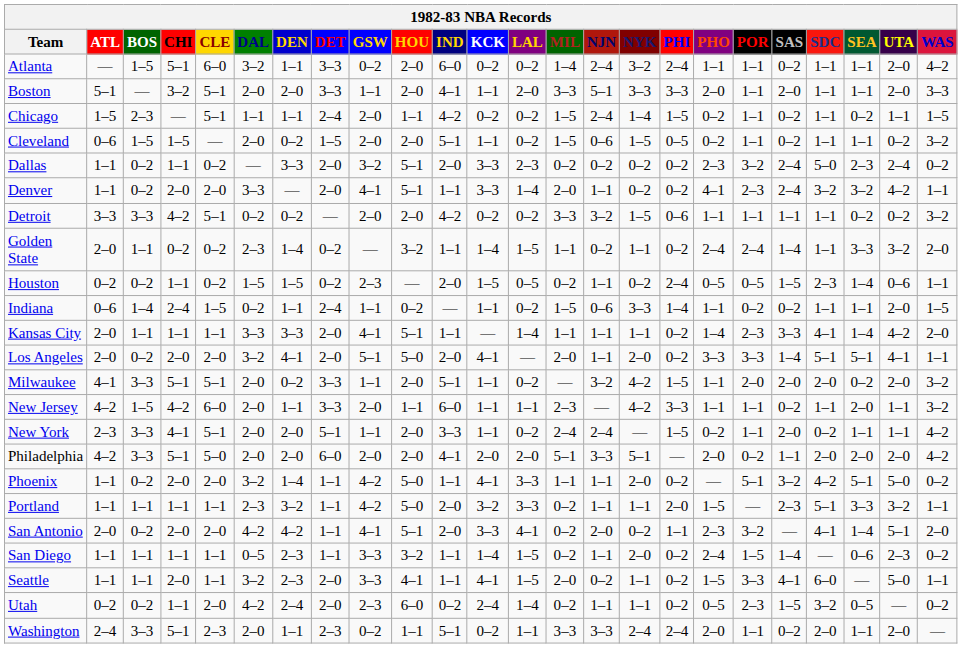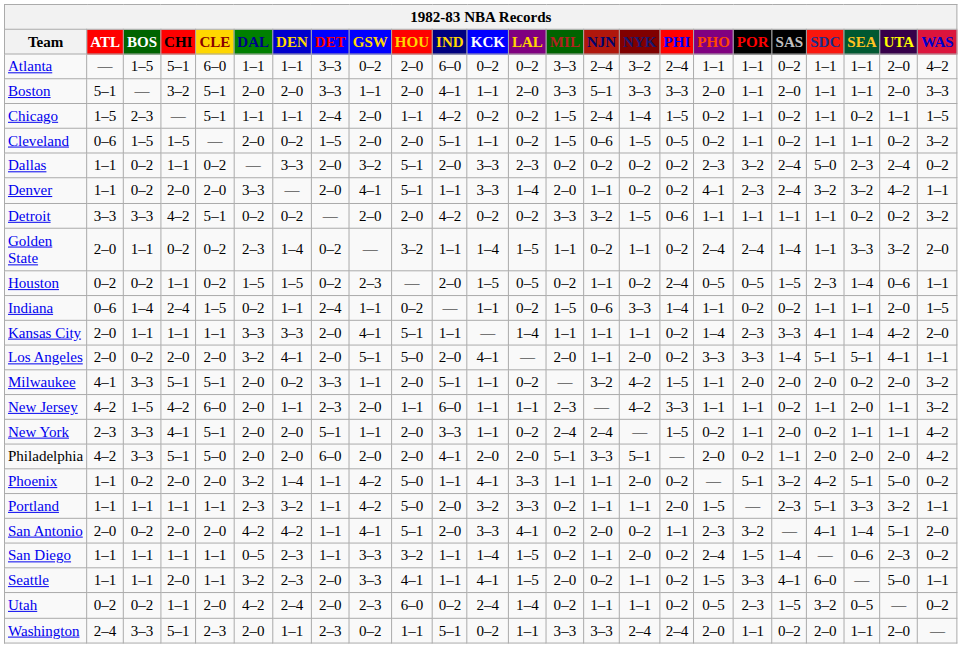(253, 66) 3–2 -> (253, 66) 1–1
(565, 66) 1–4 -> (565, 66) 3–3
(330, 407) 3–3 -> (330, 407) 2–3
